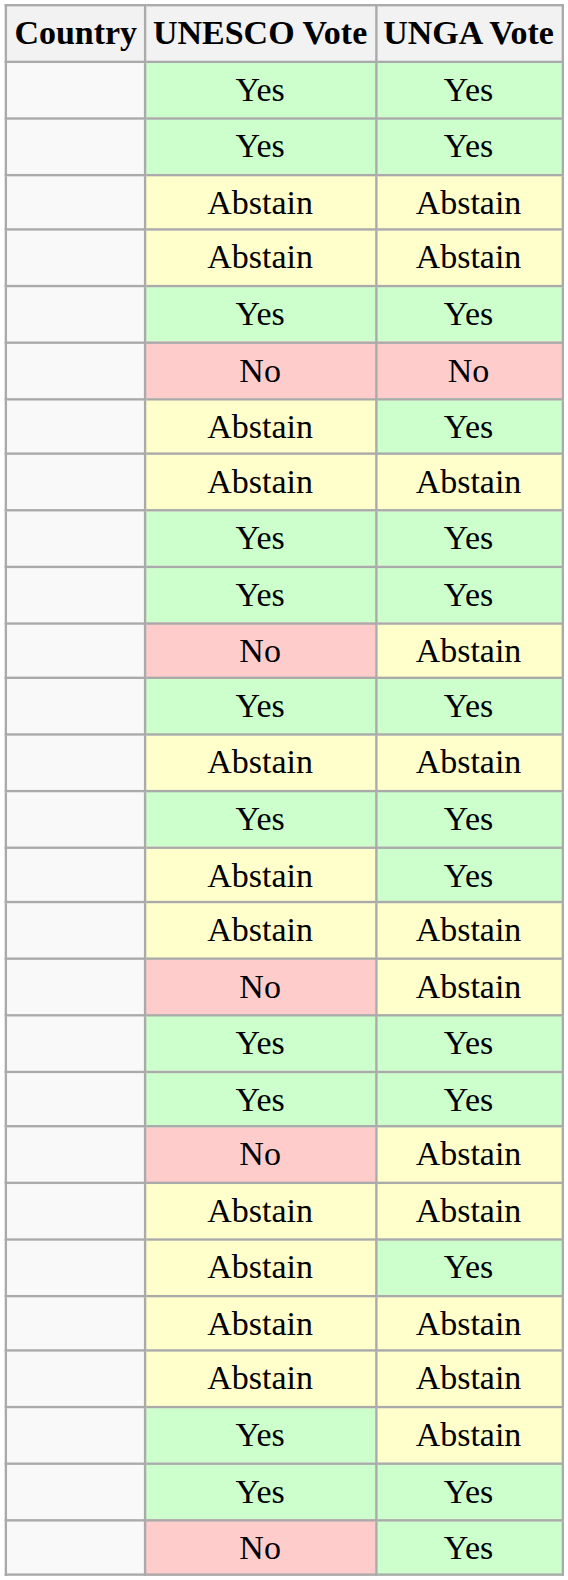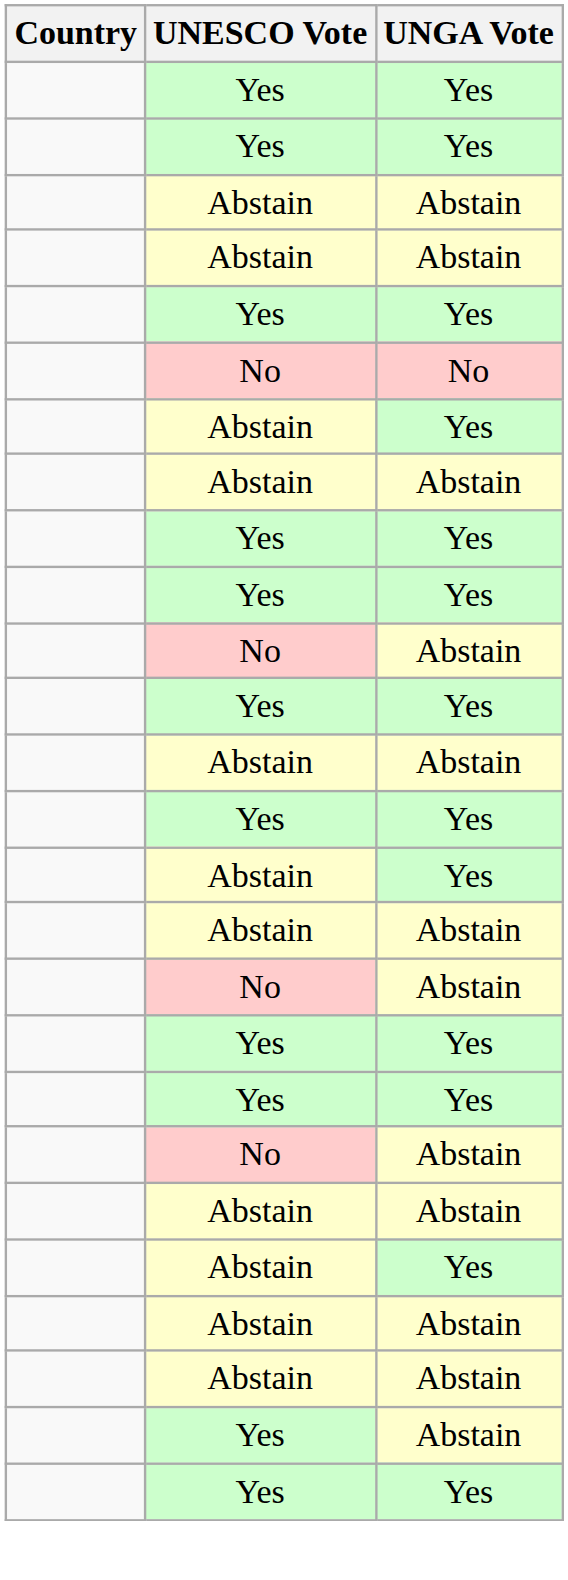- row: (260, 1546)
